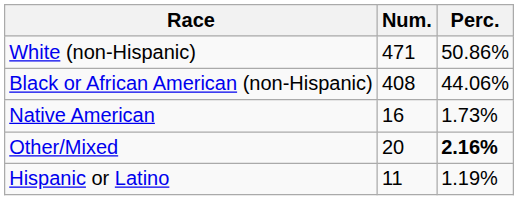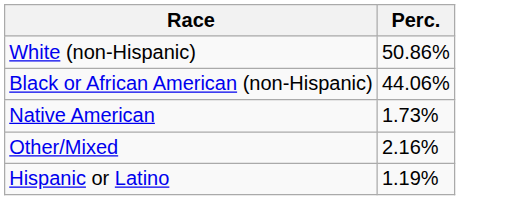- column: (407, 20)
(470, 147) bold -> (410, 147) normal
